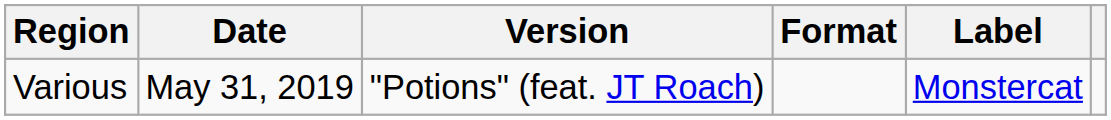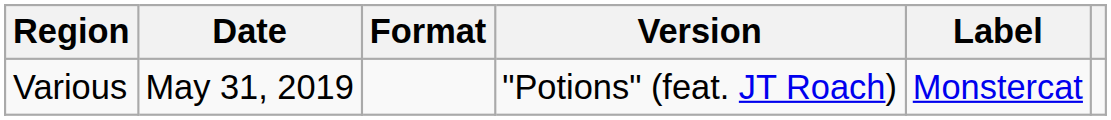columns swapped: (839, 31) <-> (567, 31)
